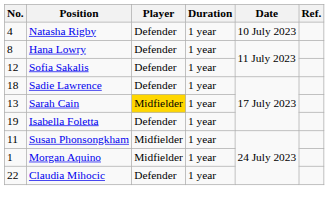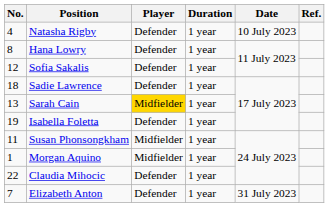+ row: (66, 193)
